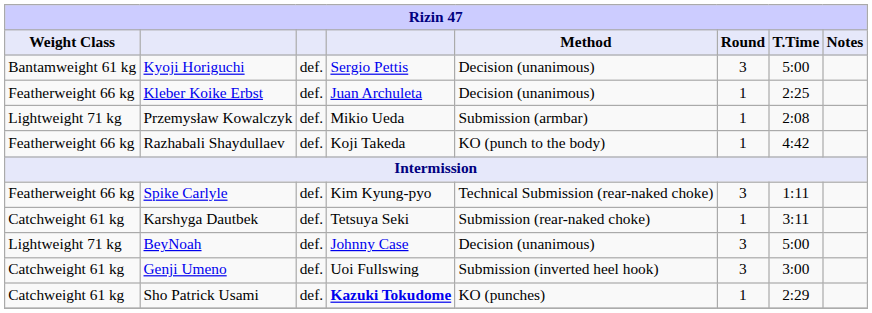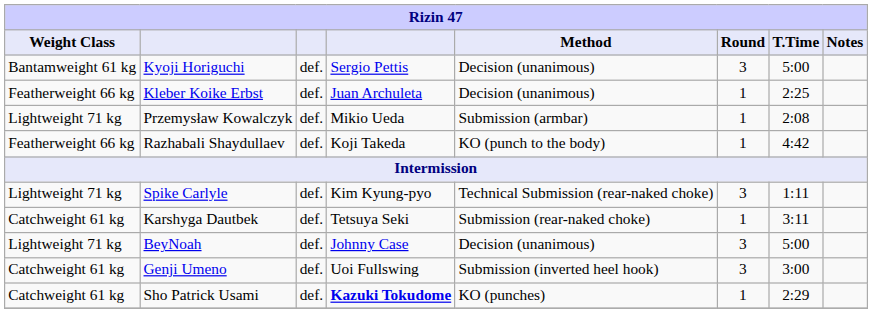(71, 194) Featherweight 66 kg -> (65, 194) Lightweight 71 kg
